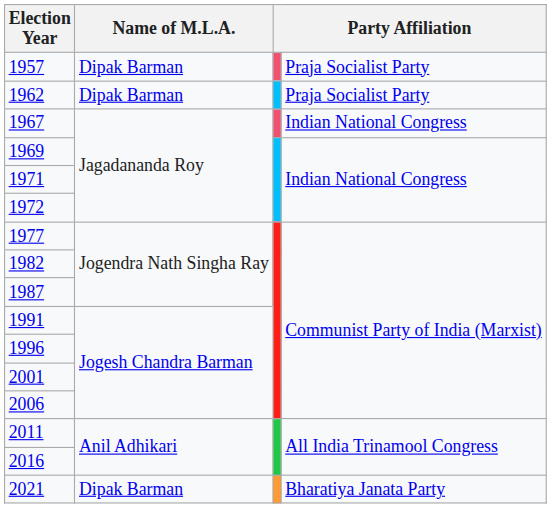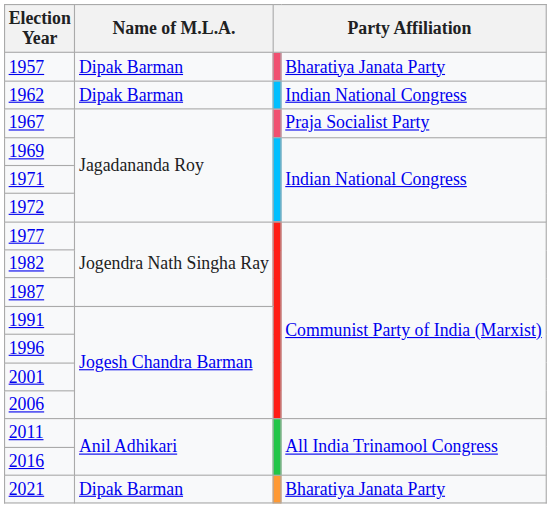(357, 66) Praja Socialist Party -> (365, 66) Bharatiya Janata Party
(357, 94) Praja Socialist Party -> (376, 94) Indian National Congress
(376, 123) Indian National Congress -> (357, 123) Praja Socialist Party
